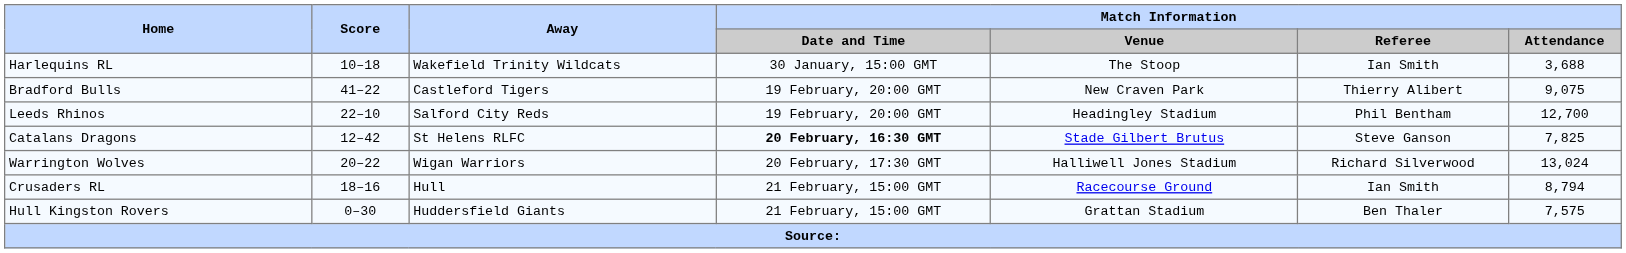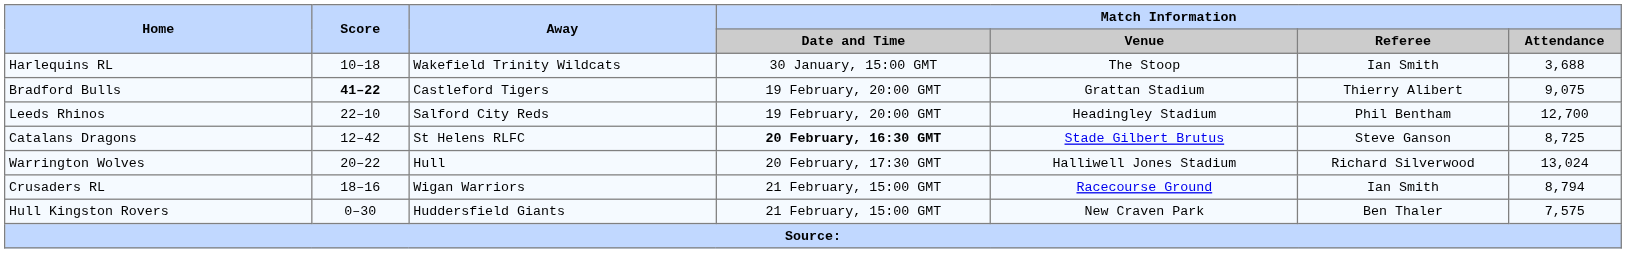(360, 90) normal -> (360, 90) bold
(1144, 90) New Craven Park -> (1144, 90) Grattan Stadium
(1565, 138) 7,825 -> (1565, 138) 8,725
(469, 163) Wigan Warriors -> (429, 163) Hull
(429, 187) Hull -> (469, 187) Wigan Warriors
(1144, 211) Grattan Stadium -> (1144, 211) New Craven Park
